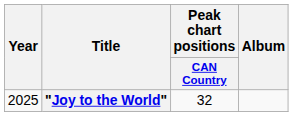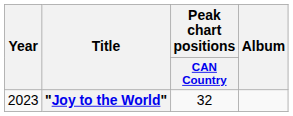(23, 100) 2025 -> (23, 100) 2023
